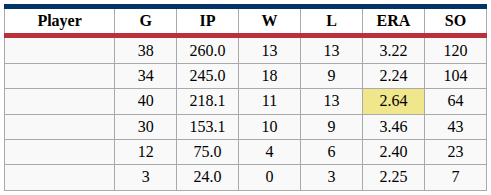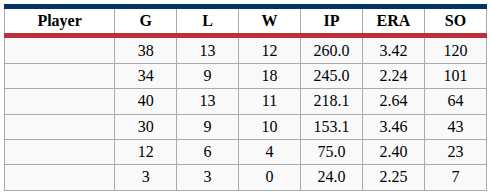columns swapped: (208, 21) <-> (332, 21)
(270, 50) 13 -> (270, 50) 12
(393, 50) 3.22 -> (393, 50) 3.42
(455, 75) 104 -> (455, 75) 101
(393, 101) khaki background -> (393, 101) no background
